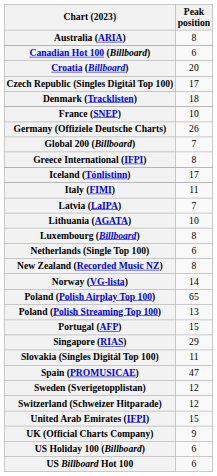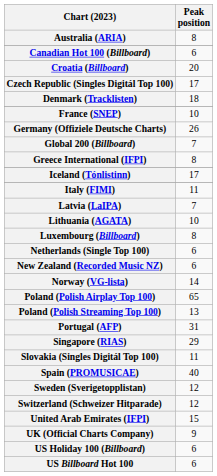(194, 266) 8 -> (194, 266) 6
(194, 327) 15 -> (194, 327) 31
(194, 373) 47 -> (194, 373) 40
